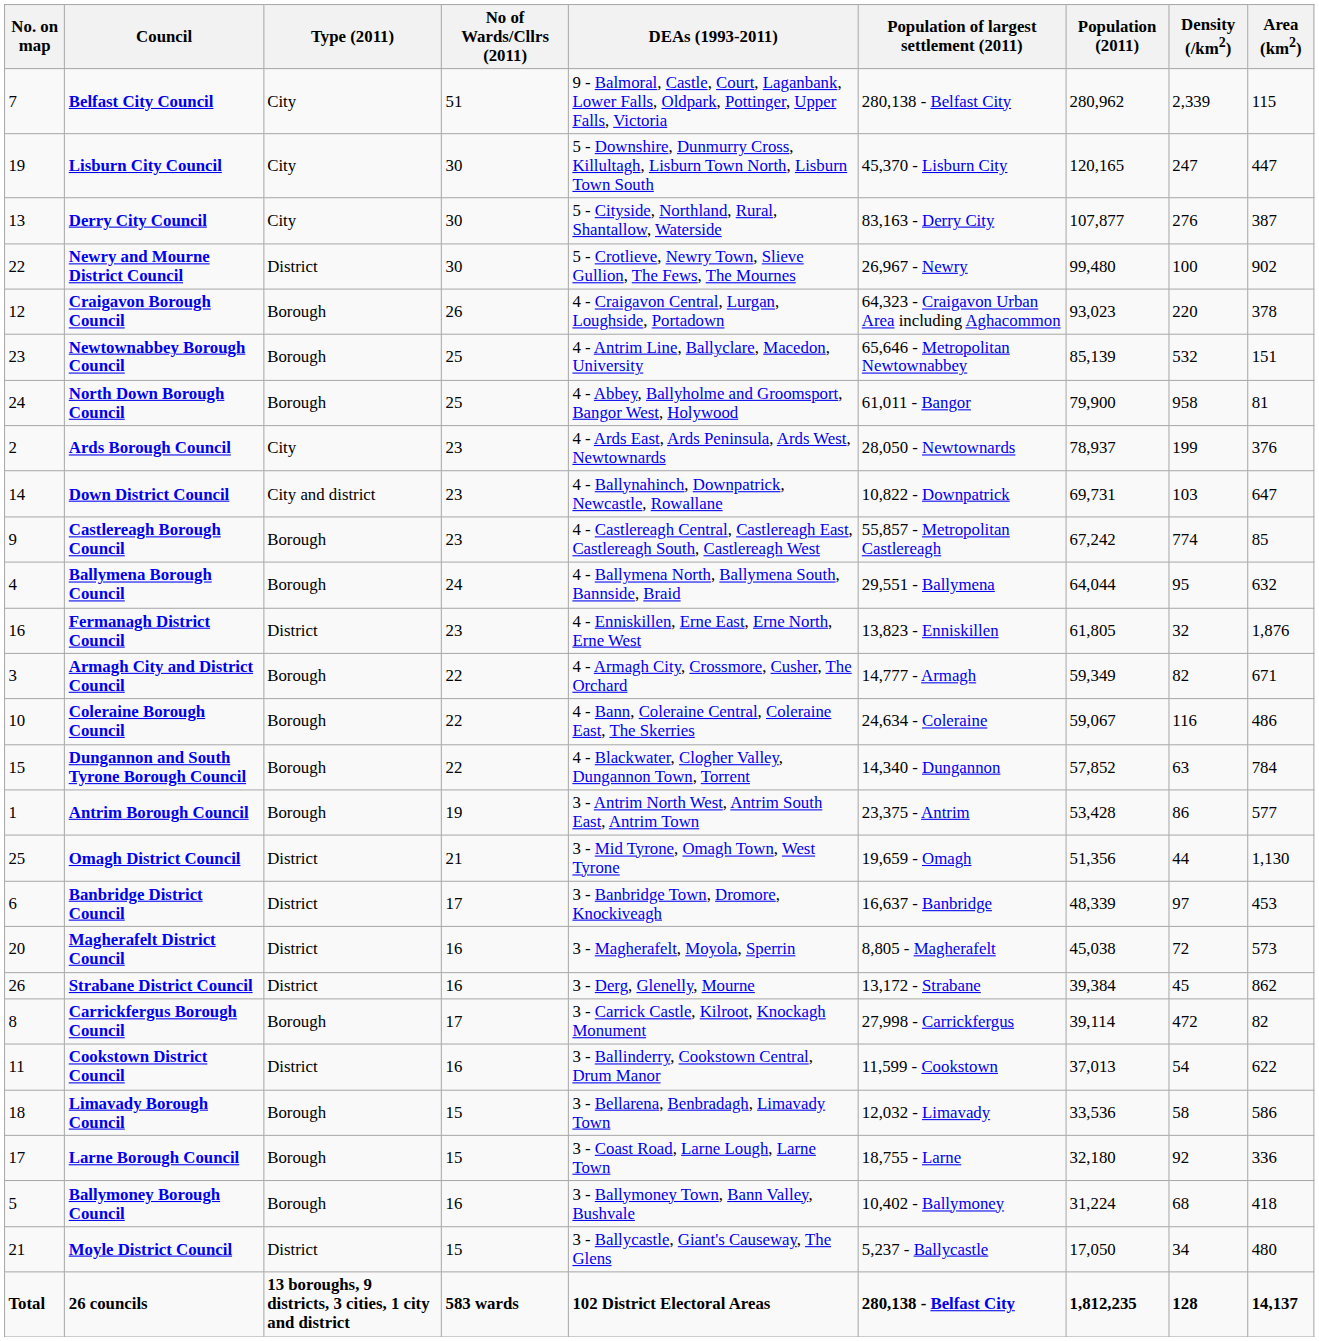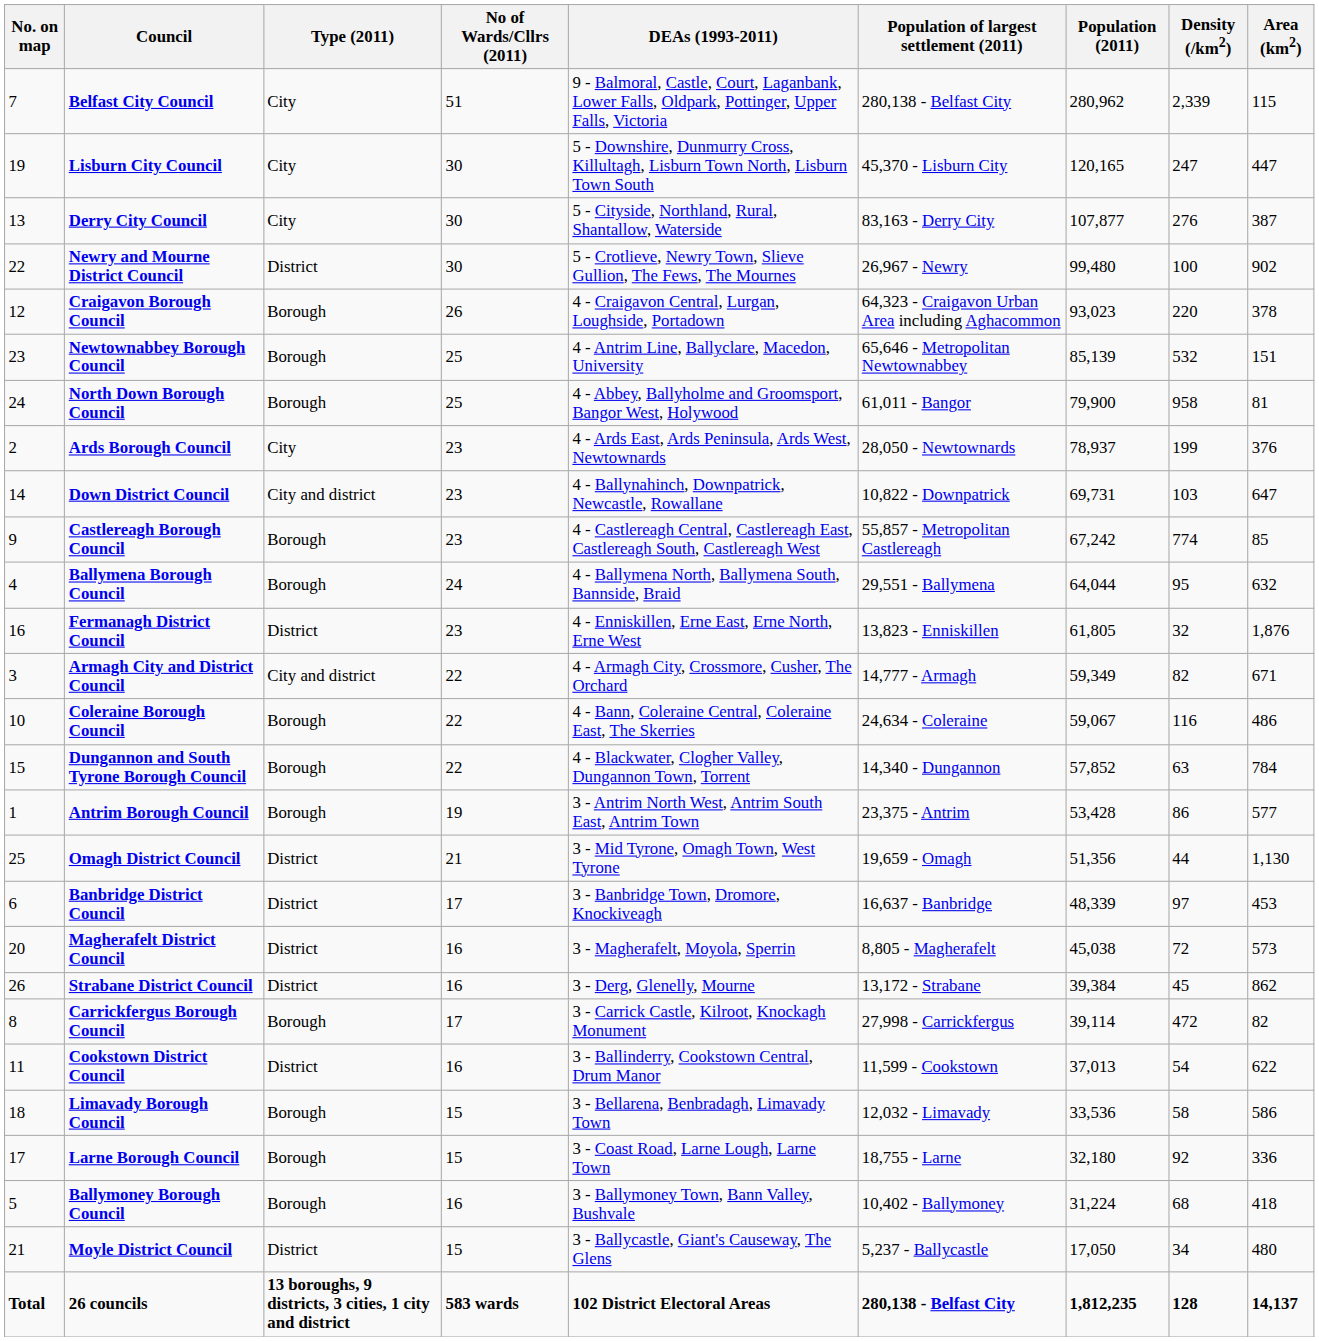(297, 676) Borough -> (321, 676) City and district
